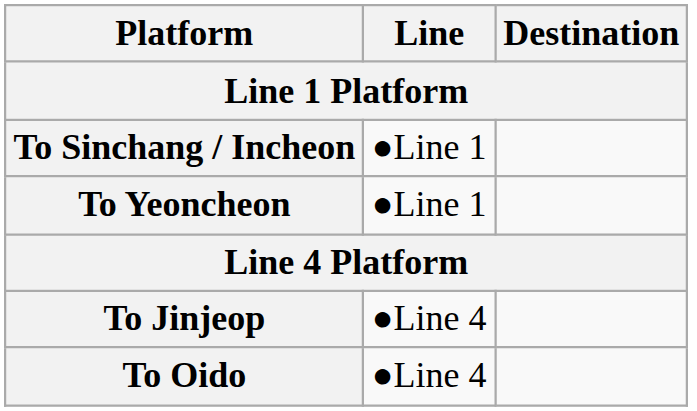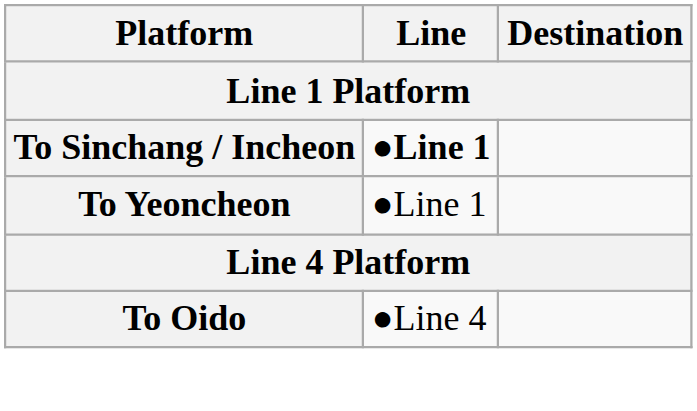(429, 147) normal -> (431, 147) bold
- row: (184, 318)
